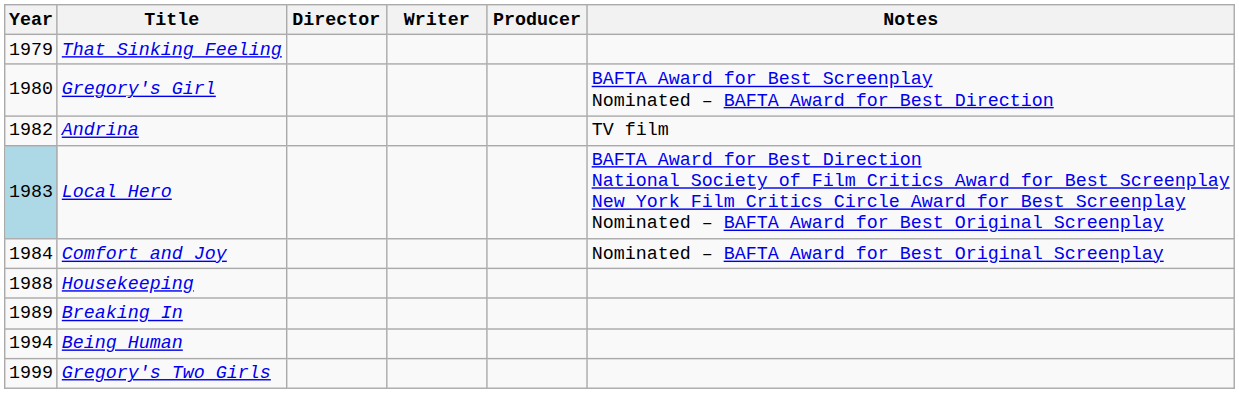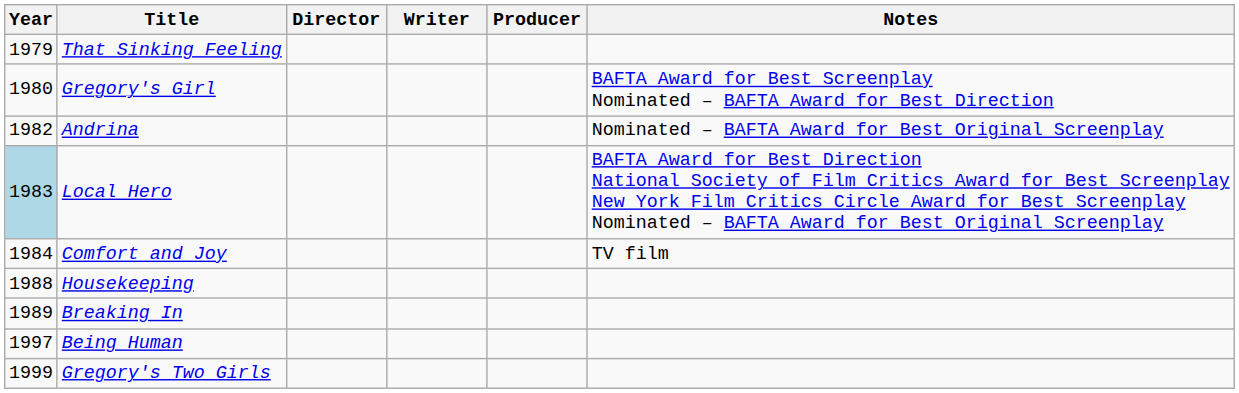(630, 130) TV film -> (878, 130) Nominated – BAFTA Award for Best Original Screenplay
(878, 254) Nominated – BAFTA Award for Best Original Screenplay -> (630, 254) TV film
(31, 343) 1994 -> (31, 343) 1997
